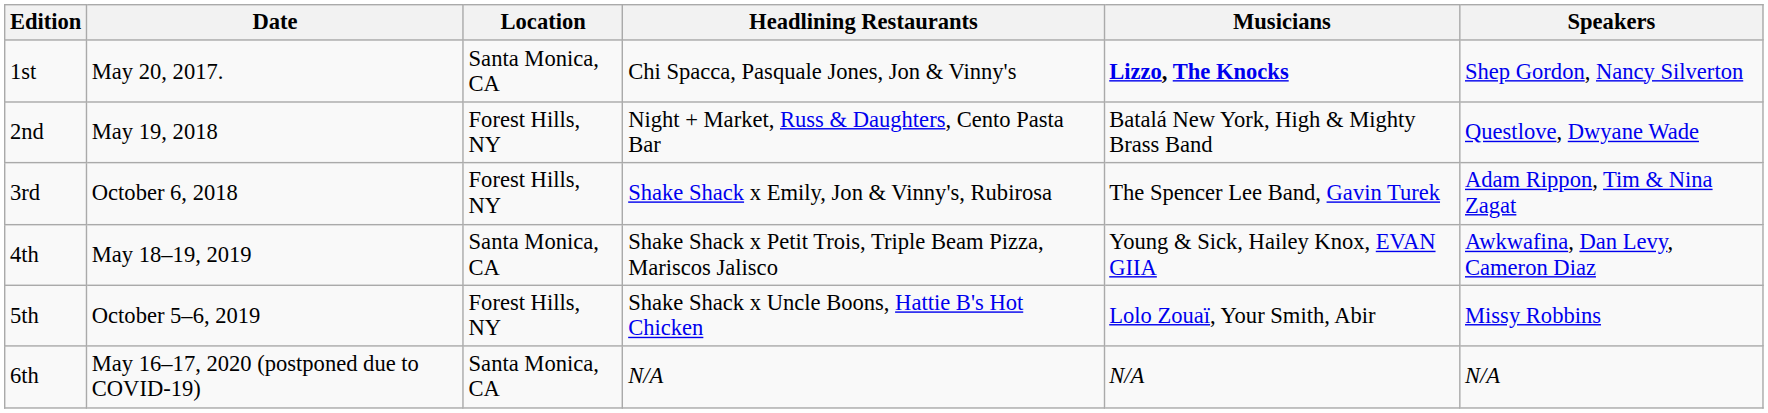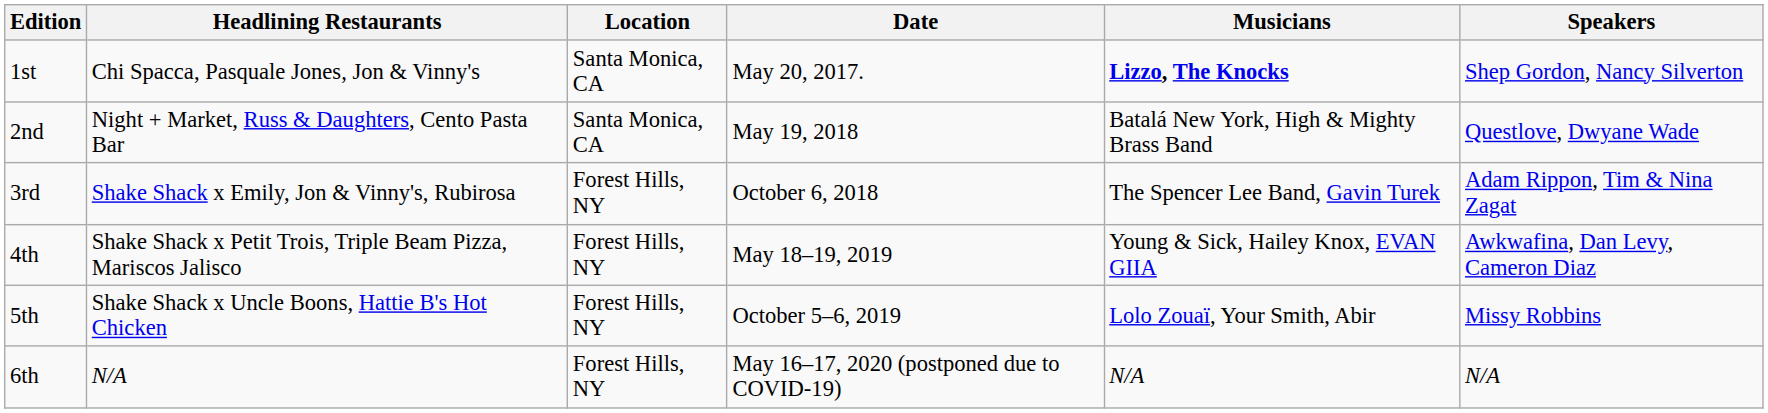columns swapped: (275, 22) <-> (863, 22)
(524, 132) Forest Hills, NY -> (638, 132) Santa Monica, CA
(534, 254) Santa Monica, CA -> (629, 254) Forest Hills, NY
(534, 376) Santa Monica, CA -> (629, 376) Forest Hills, NY
